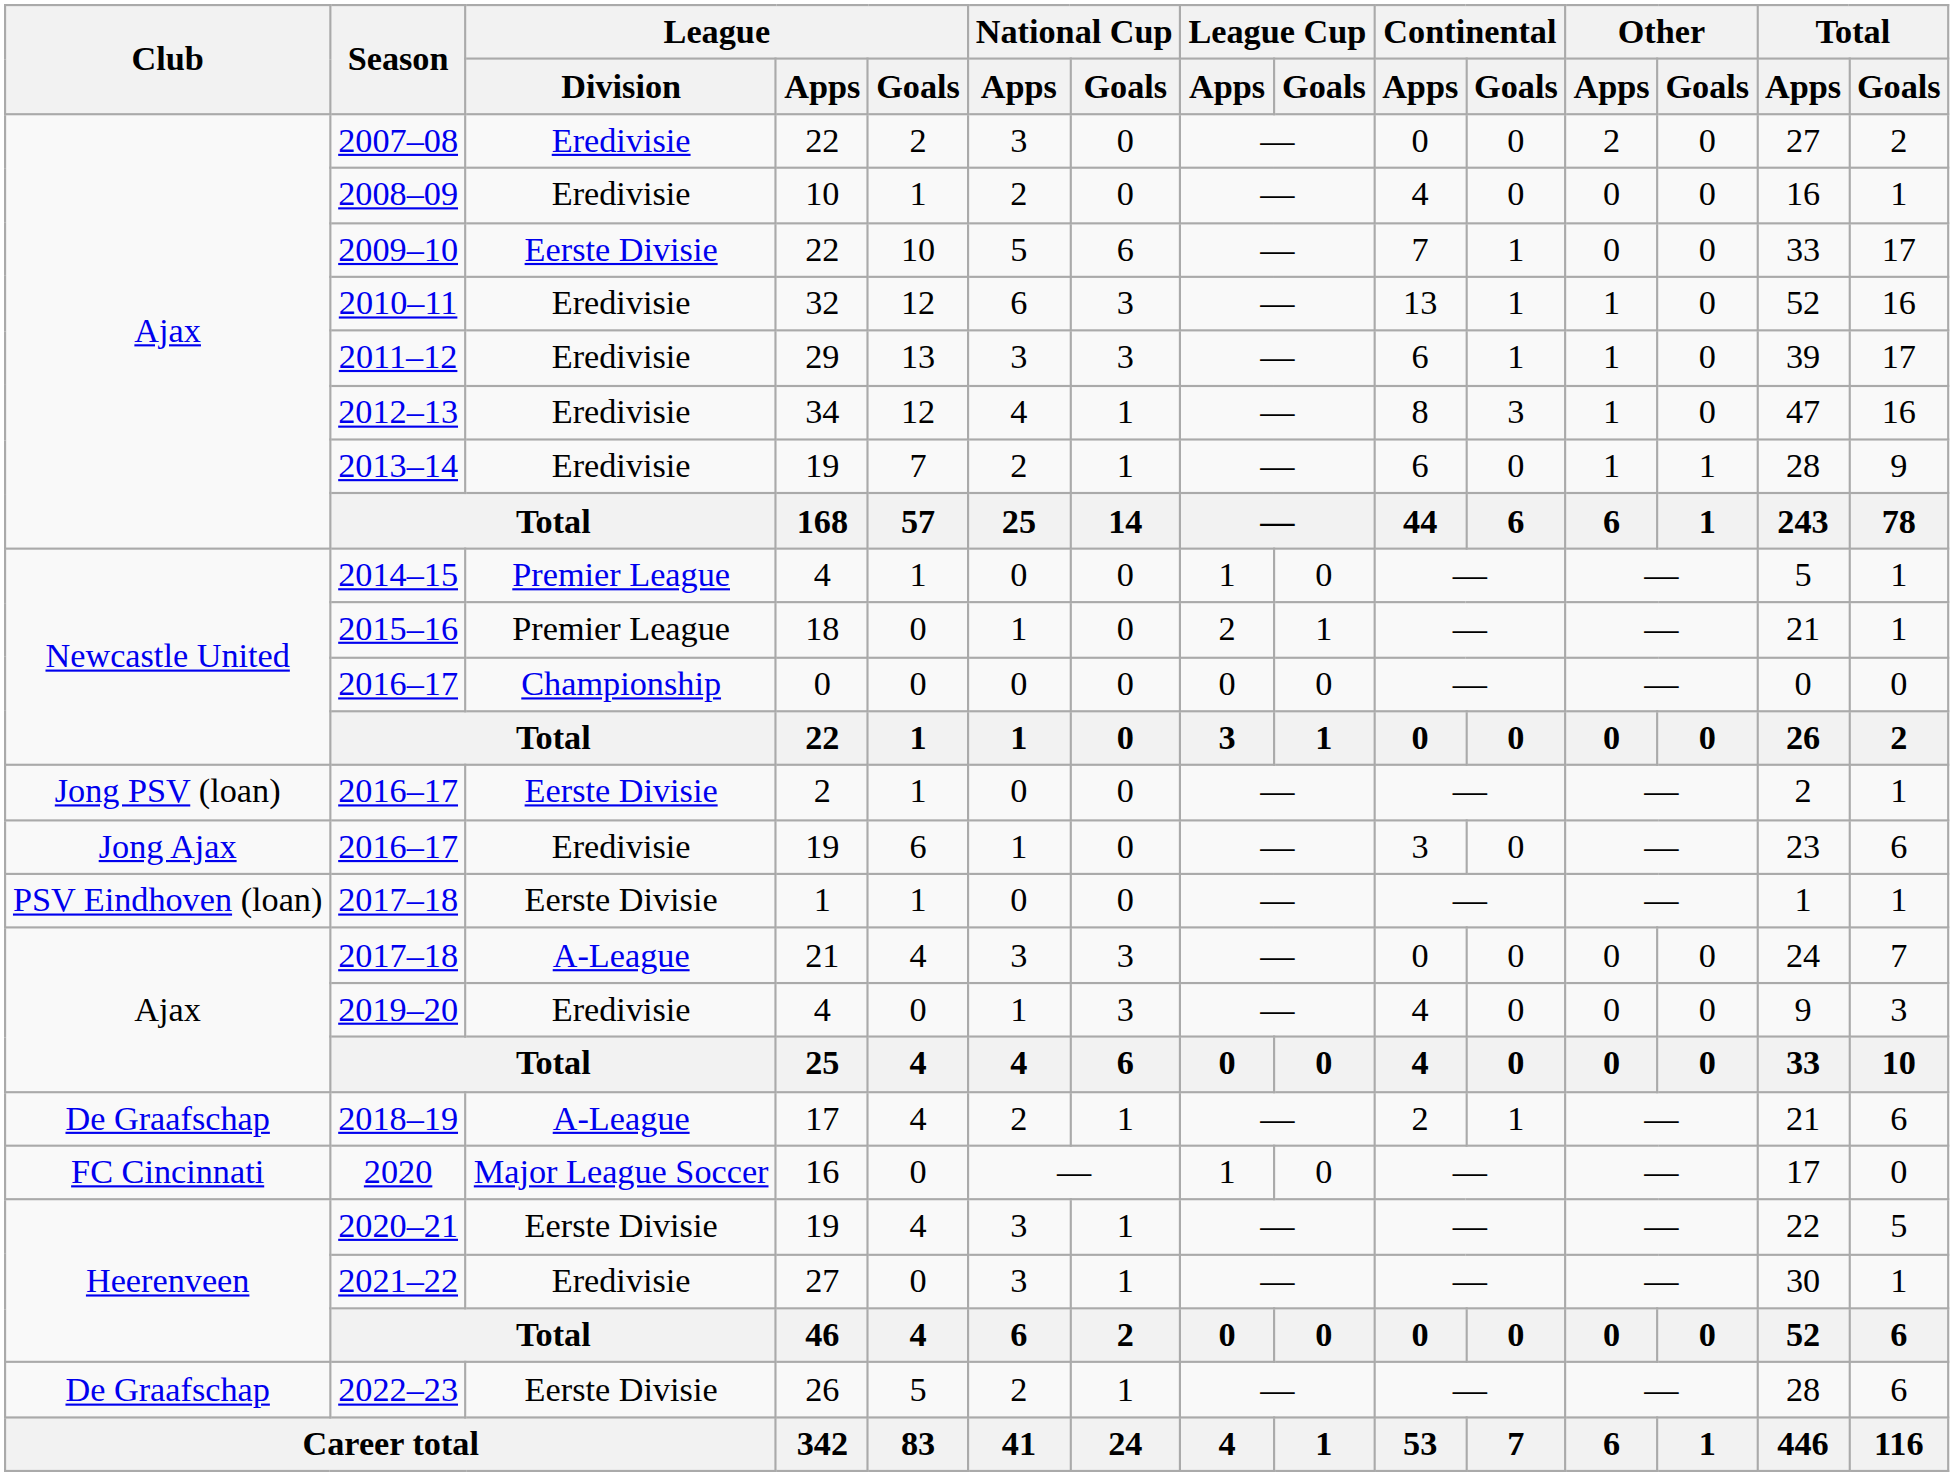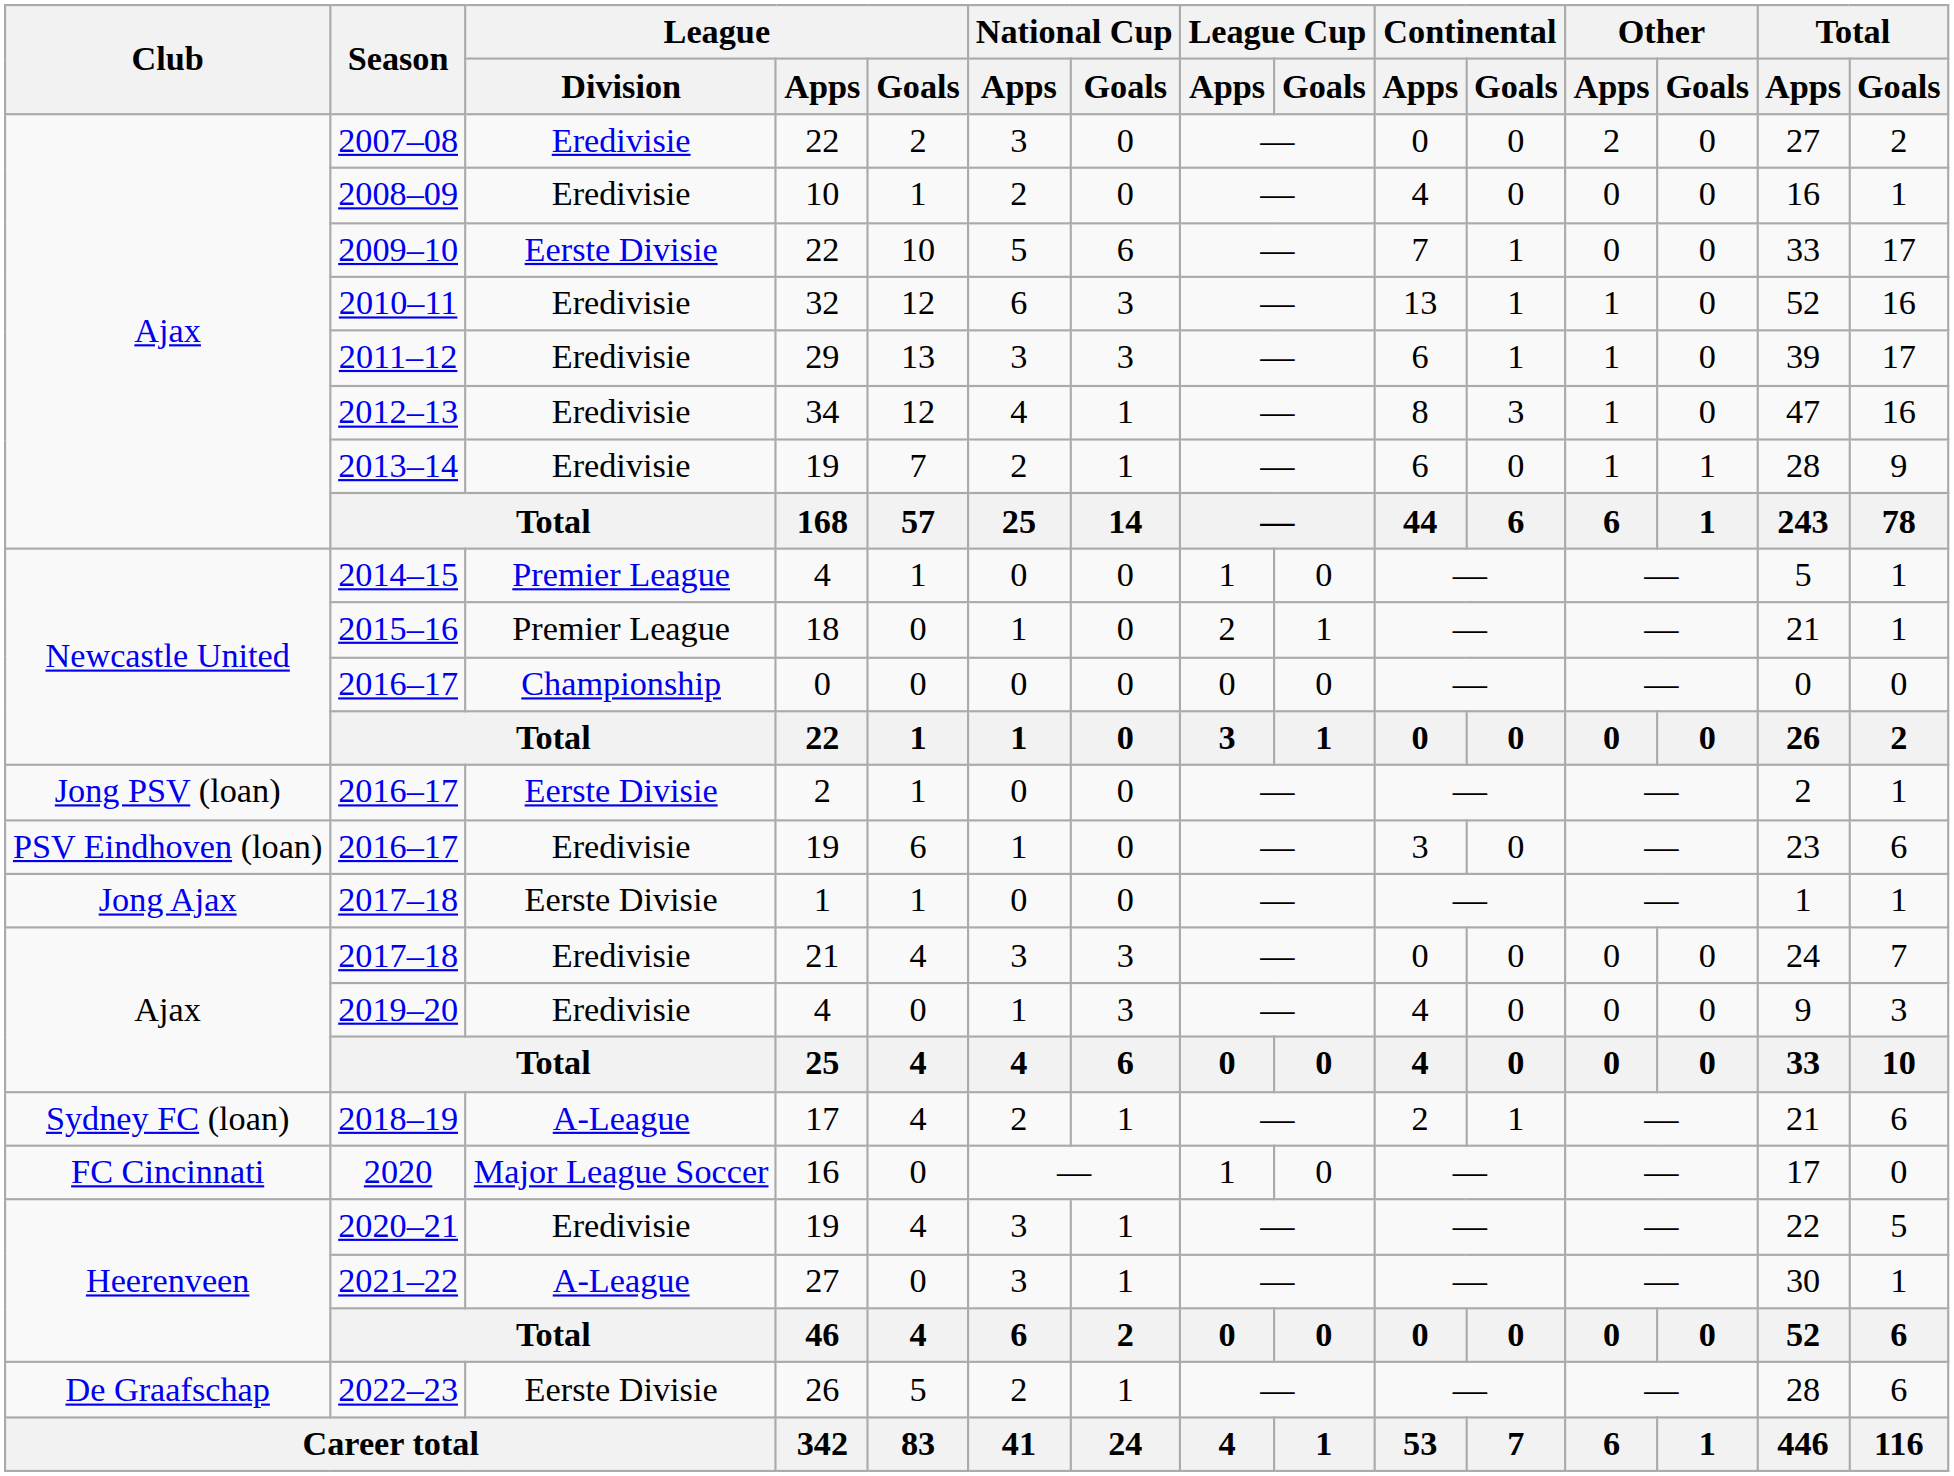(168, 846) Jong Ajax -> (168, 846) PSV Eindhoven (loan)
(168, 900) PSV Eindhoven (loan) -> (168, 900) Jong Ajax
(621, 954) A-League -> (621, 954) Eredivisie
(168, 1117) De Graafschap -> (168, 1117) Sydney FC (loan)
(621, 1226) Eerste Divisie -> (621, 1226) Eredivisie
(621, 1280) Eredivisie -> (621, 1280) A-League
